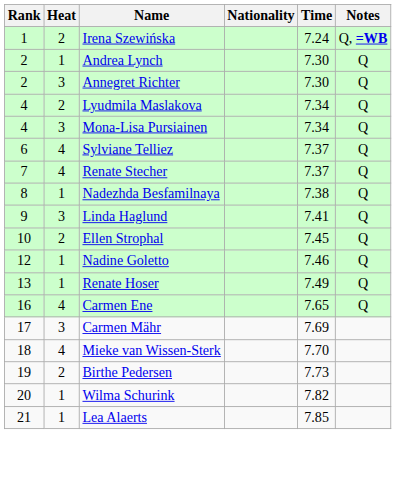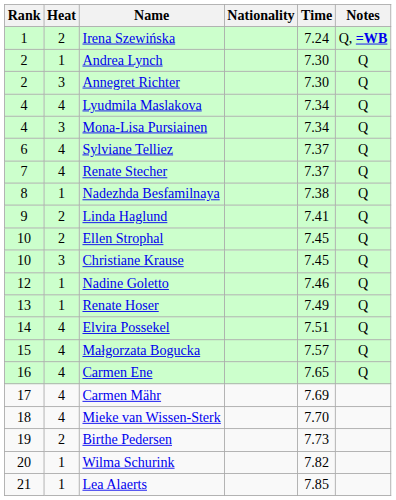(62, 104) 2 -> (62, 104) 4
(62, 216) 3 -> (62, 216) 2
+ row: (133, 261)
+ row: (126, 328)
+ row: (141, 350)
(62, 328) 3 -> (62, 395) 4
